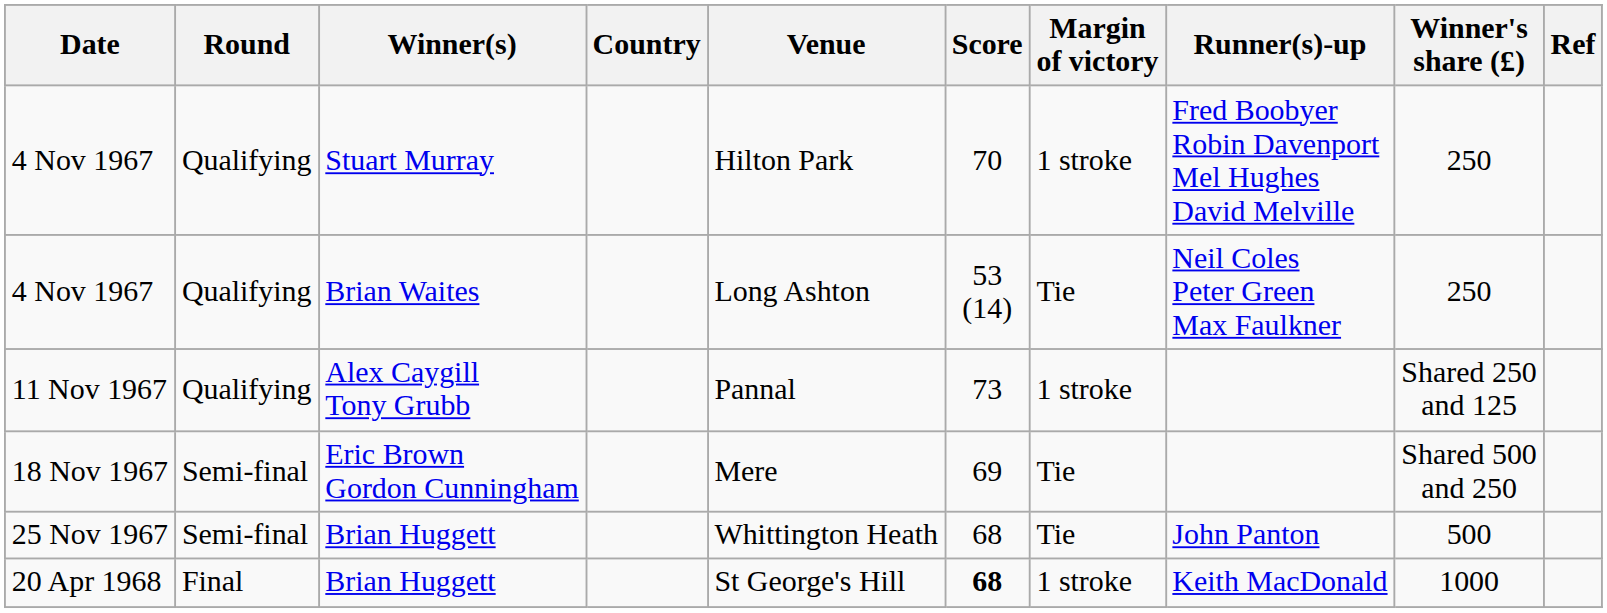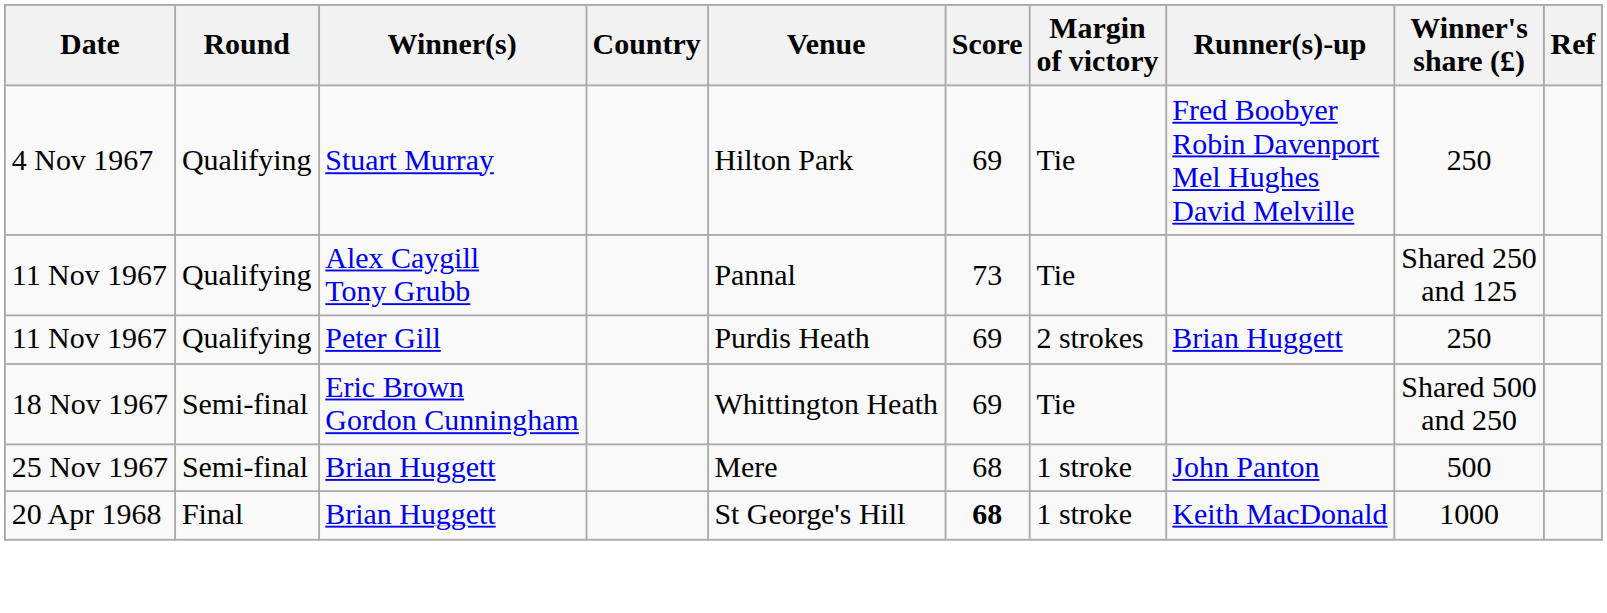(987, 159) 70 -> (987, 159) 69
(1084, 159) 1 stroke -> (1056, 159) Tie
- row: (82, 291)
(1084, 389) 1 stroke -> (1056, 274) Tie
+ row: (89, 338)
(746, 470) Mere -> (826, 403) Whittington Heath
(826, 534) Whittington Heath -> (746, 467) Mere
(1056, 534) Tie -> (1084, 467) 1 stroke
